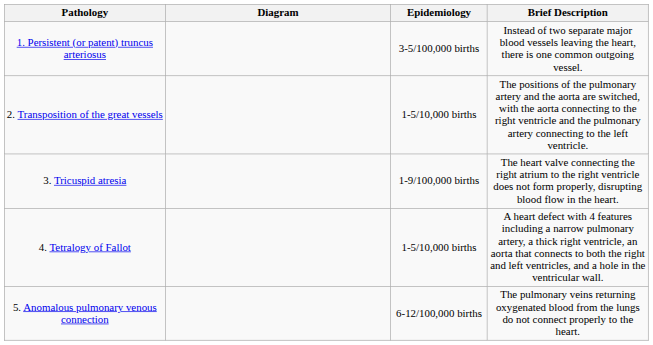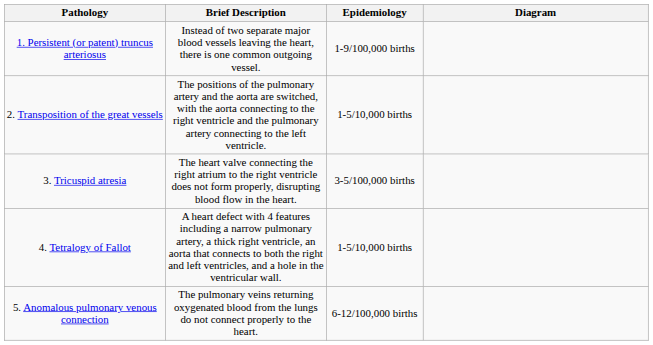columns swapped: (568, 13) <-> (278, 13)
(439, 48) 3-5/100,000 births -> (375, 48) 1-9/100,000 births
(439, 181) 1-9/100,000 births -> (375, 181) 3-5/100,000 births
